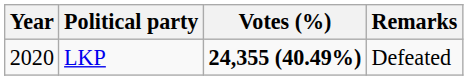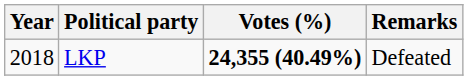(32, 57) 2020 -> (32, 57) 2018
